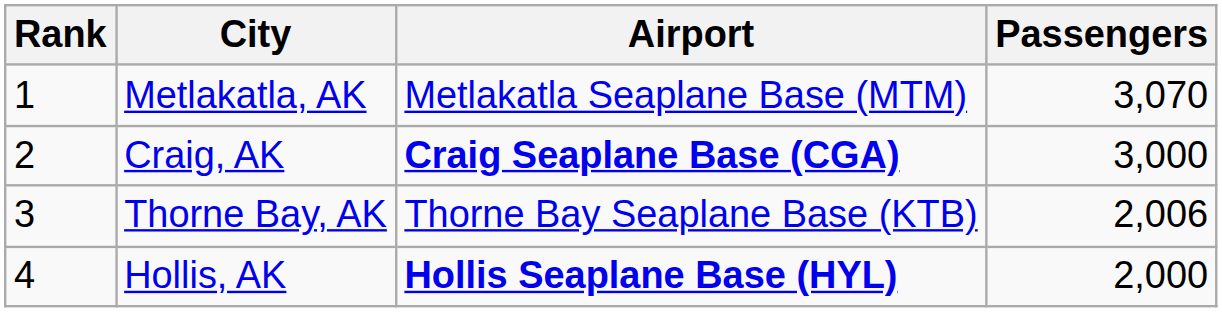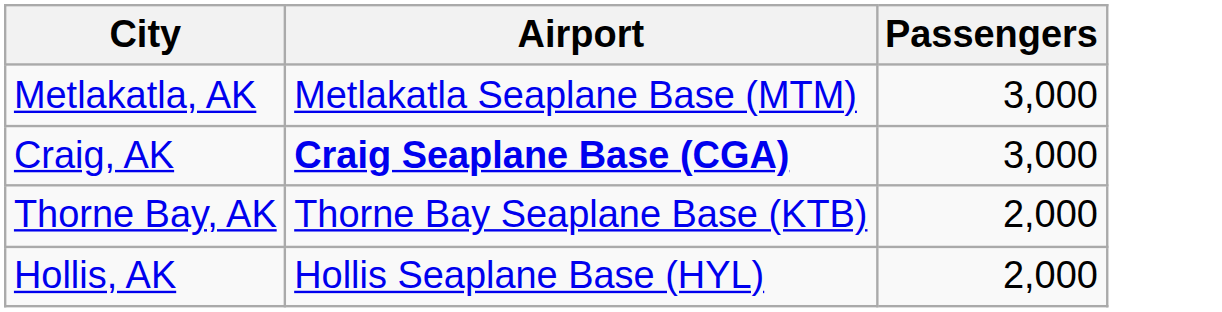- column: (60, 34)
(1161, 94) 3,070 -> (1050, 94) 3,000
(1161, 214) 2,006 -> (1050, 214) 2,000
(651, 275) bold -> (529, 275) normal
